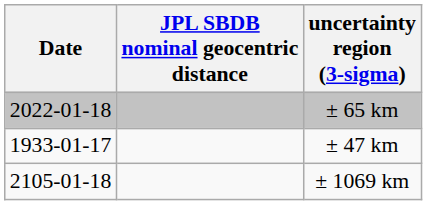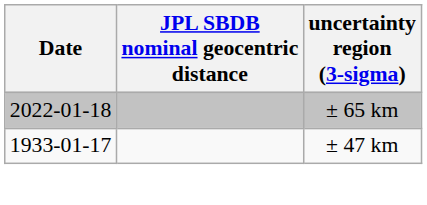- row: (362, 181)
